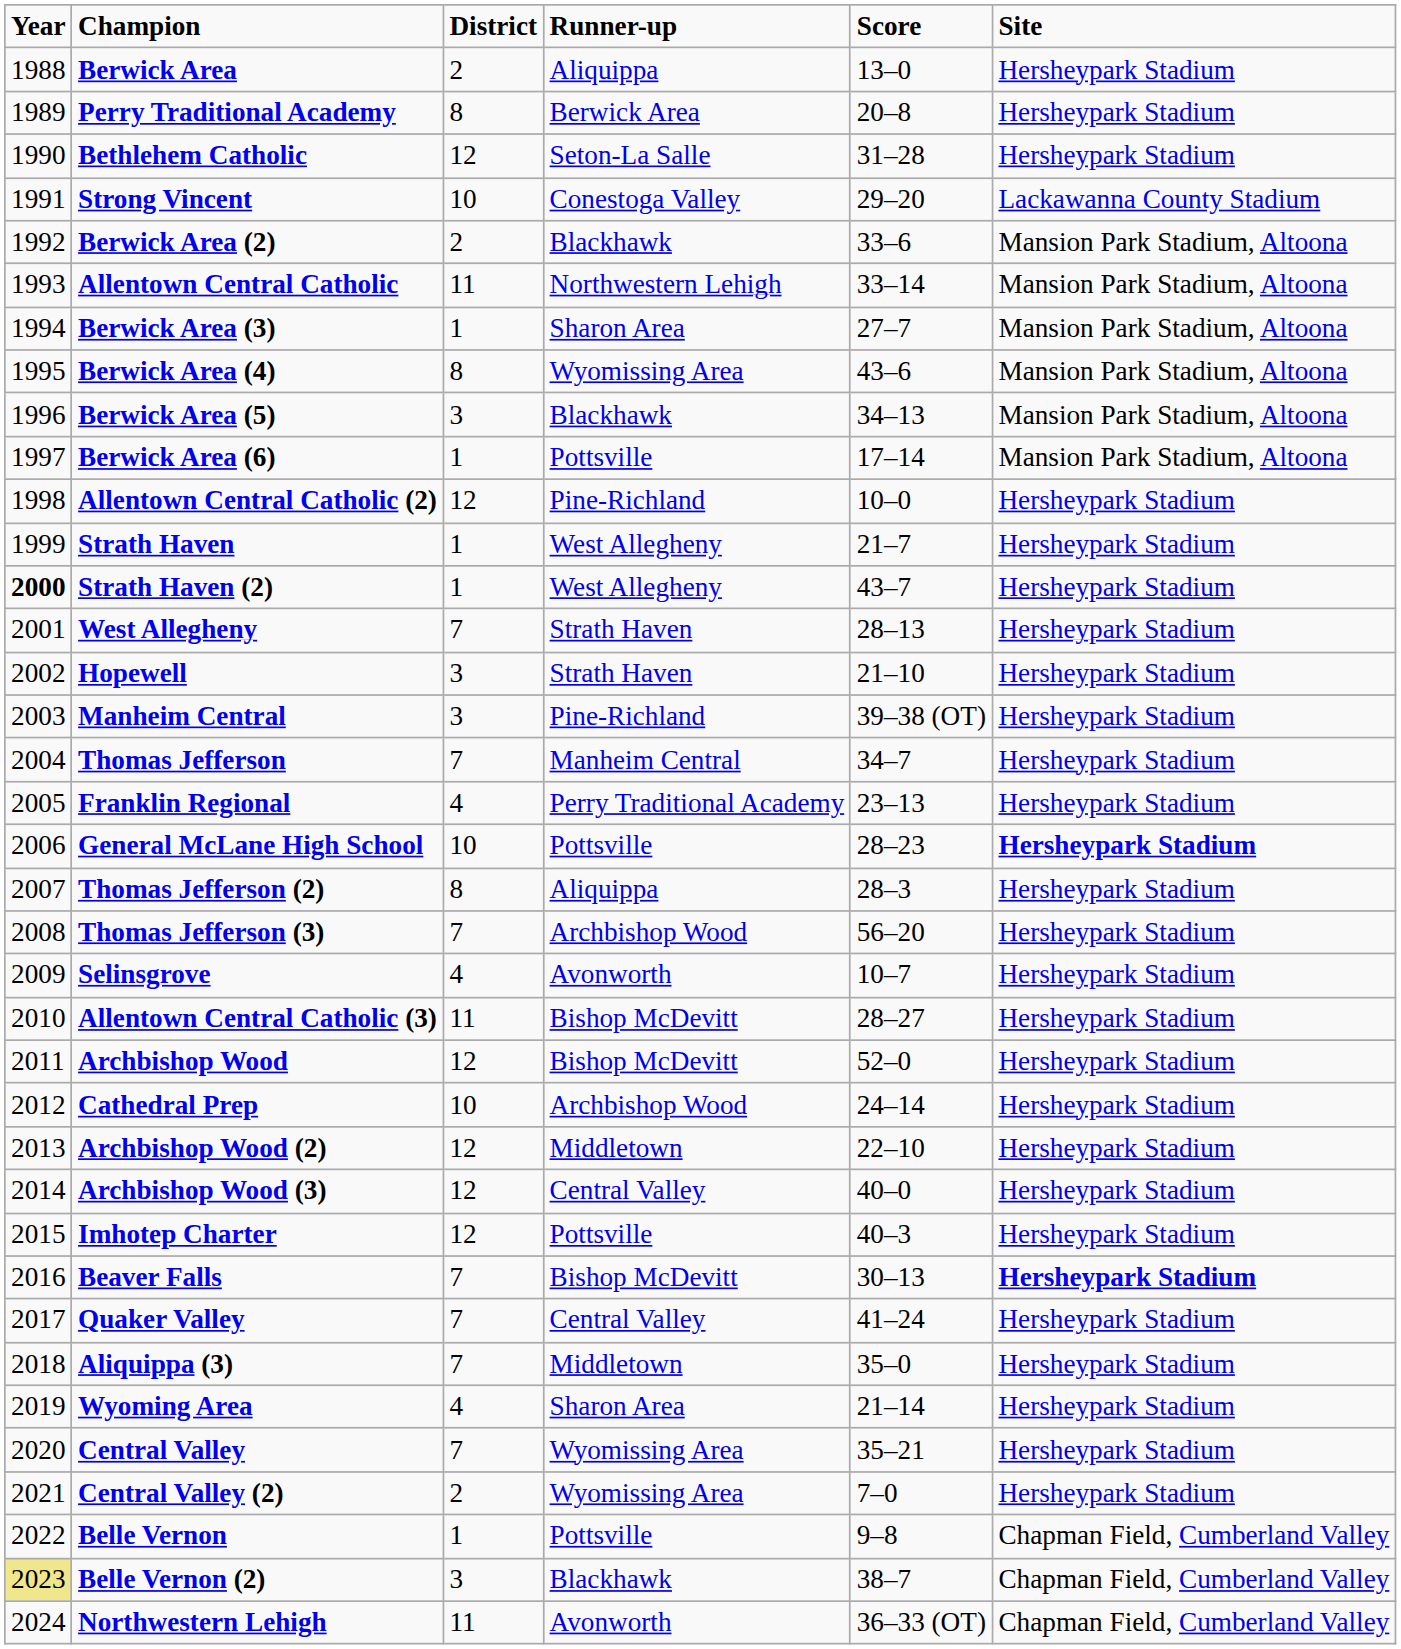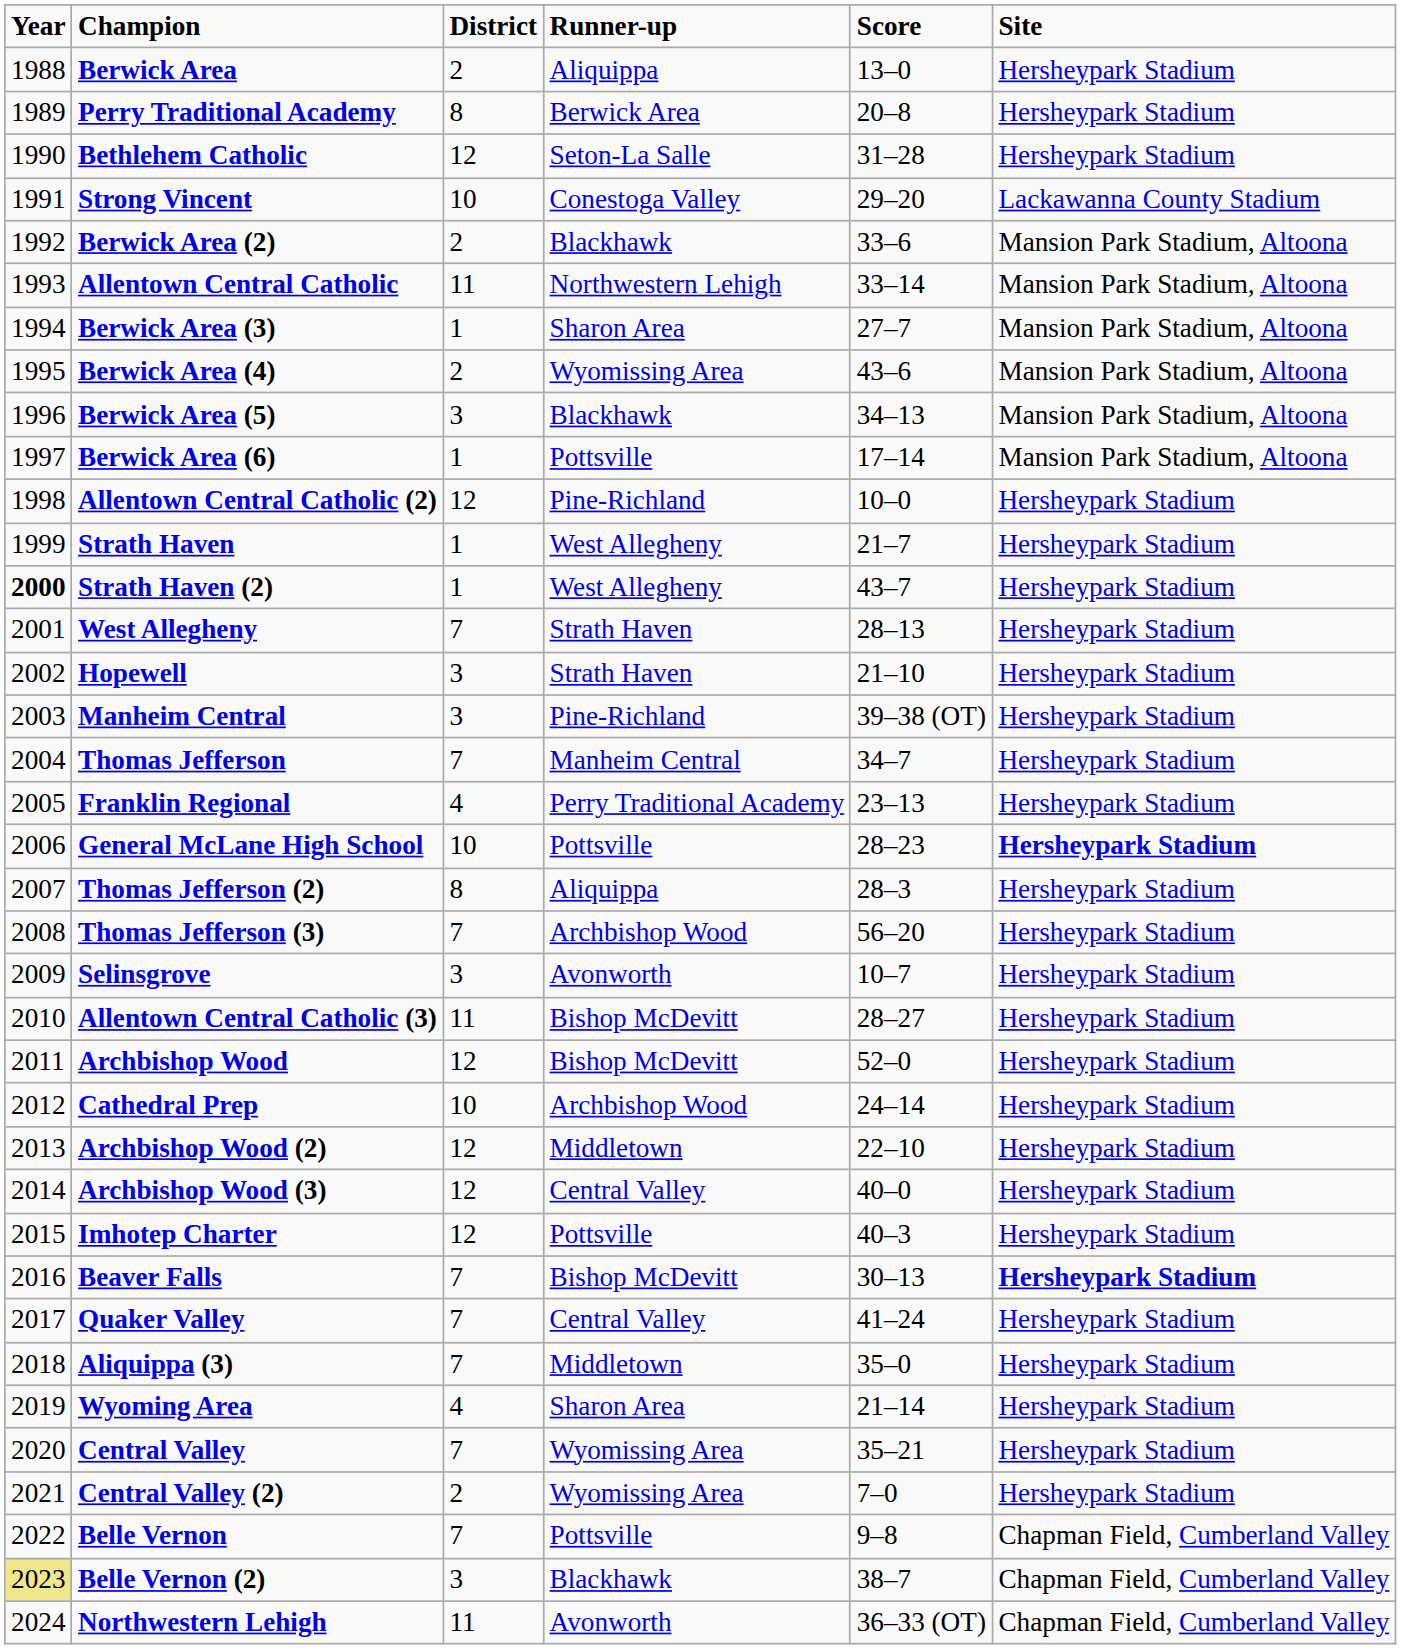(456, 371) 8 -> (456, 371) 2
(456, 975) 4 -> (456, 975) 3
(456, 1535) 1 -> (456, 1535) 7
